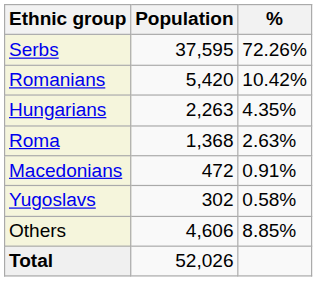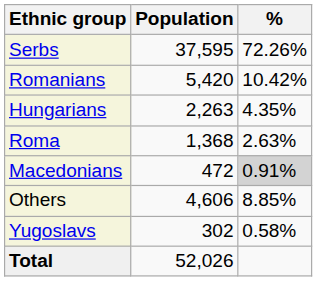(269, 170) no background -> (269, 170) lightgrey background
rows swapped: (52, 200) <-> (38, 230)
